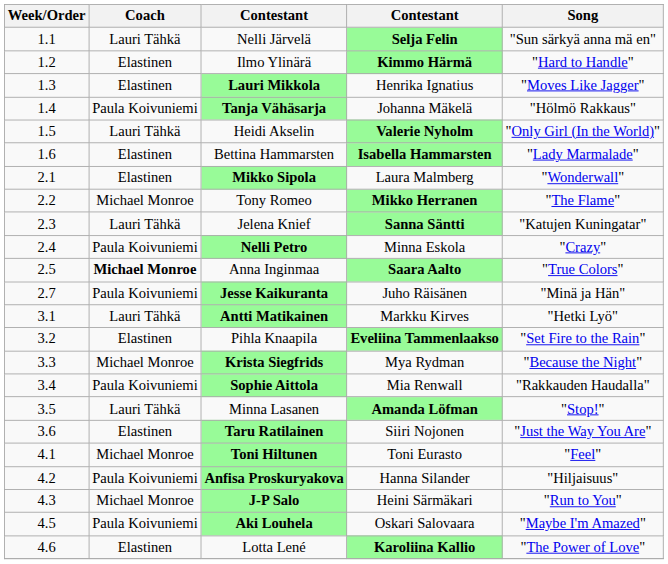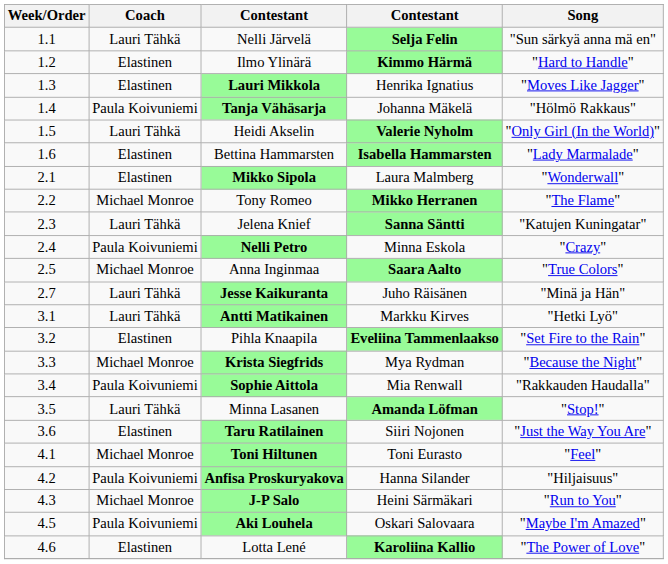(145, 270) bold -> (145, 270) normal
(145, 293) Paula Koivuniemi -> (145, 293) Lauri Tähkä
